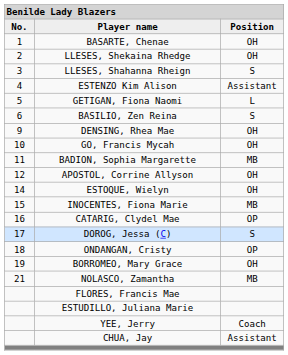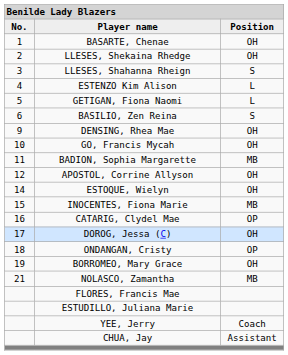(252, 86) Assistant -> (252, 86) L
(252, 234) S -> (252, 234) OH
